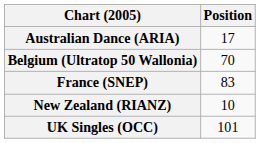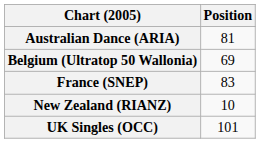(228, 37) 17 -> (228, 37) 81
(228, 60) 70 -> (228, 60) 69
